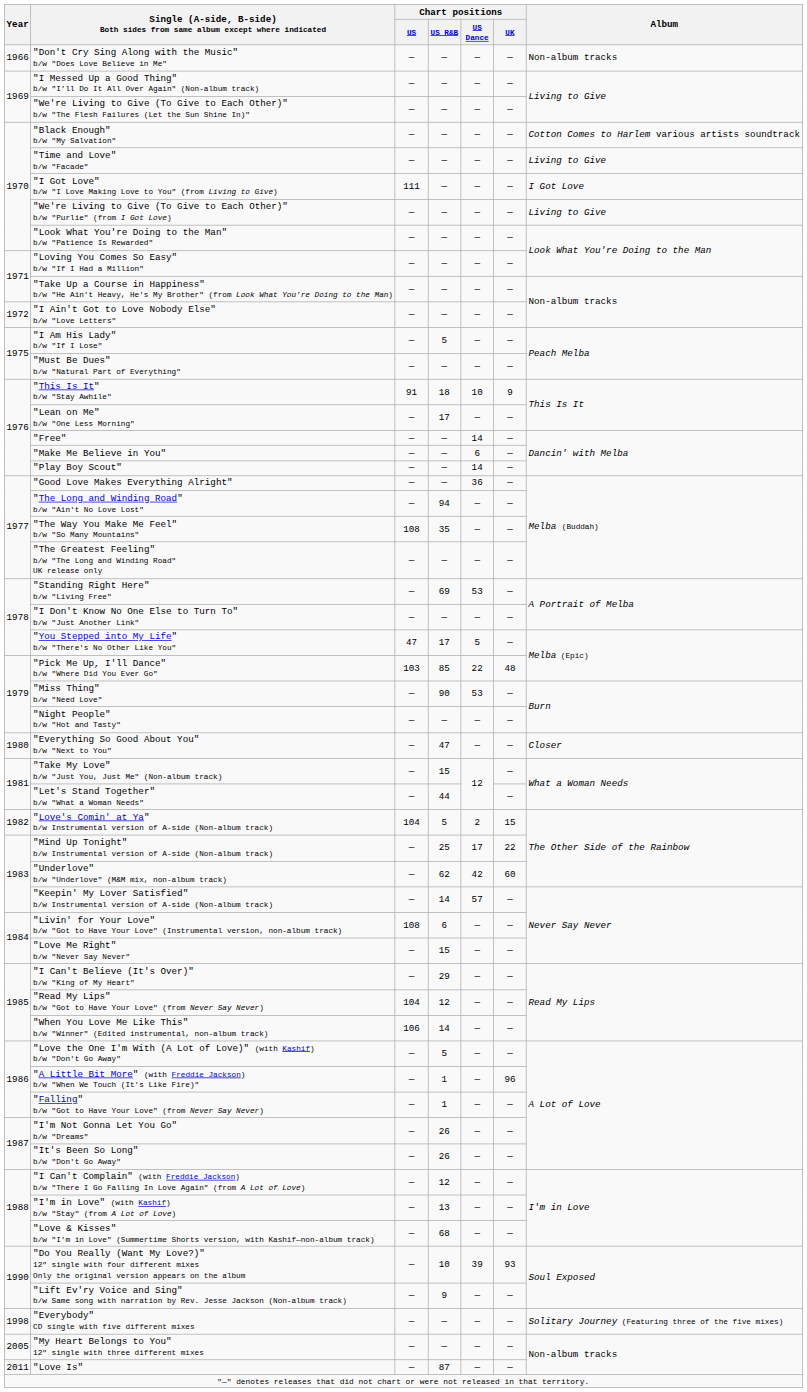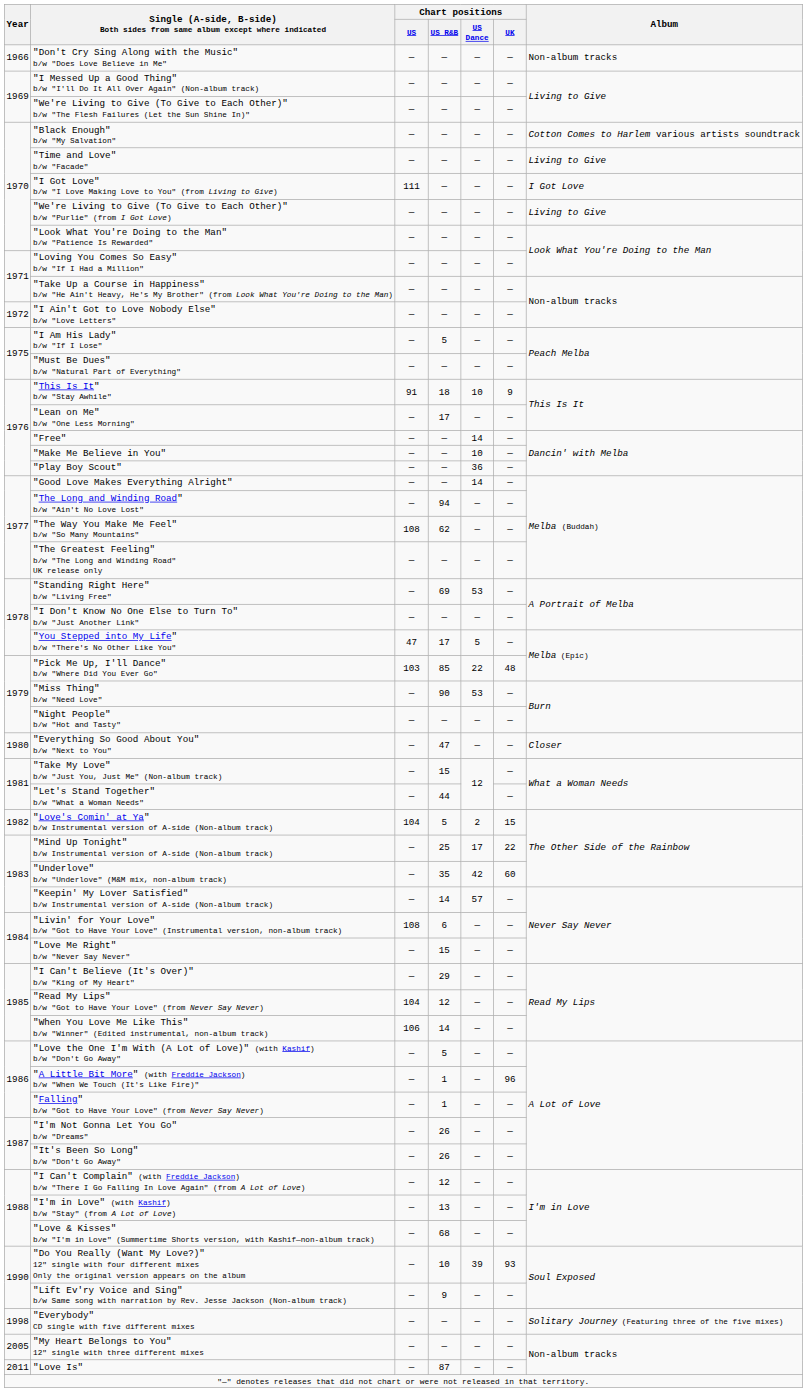(477, 453) 6 -> (477, 453) 10
(477, 468) 14 -> (477, 468) 36
(477, 483) 36 -> (477, 483) 14
(444, 529) 35 -> (444, 529) 62
(444, 874) 62 -> (444, 874) 35
